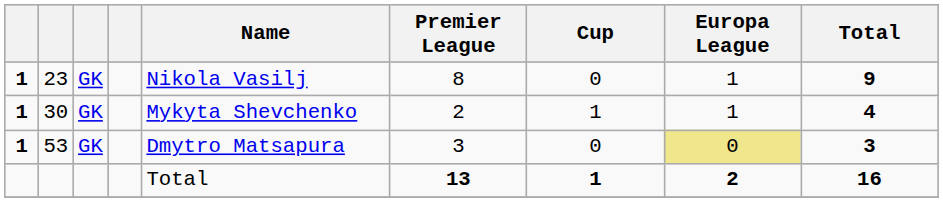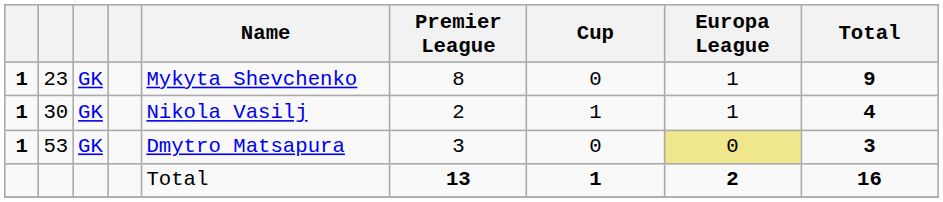(227, 79) Nikola Vasilj -> (252, 79) Mykyta Shevchenko
(252, 113) Mykyta Shevchenko -> (227, 113) Nikola Vasilj
